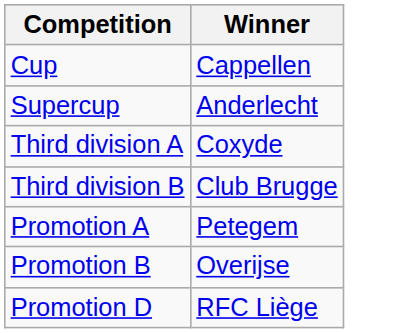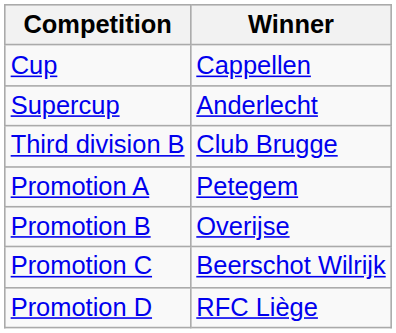- row: (97, 145)
+ row: (81, 266)
